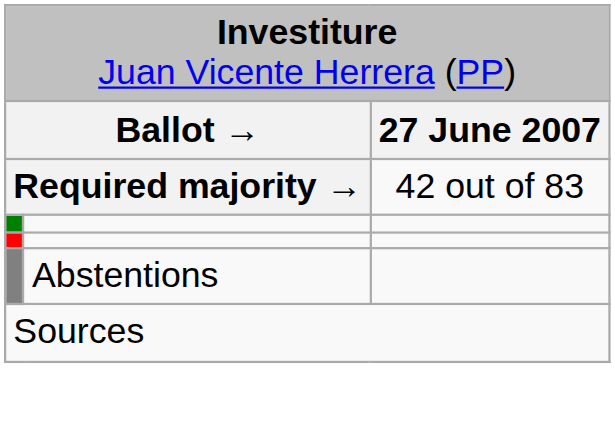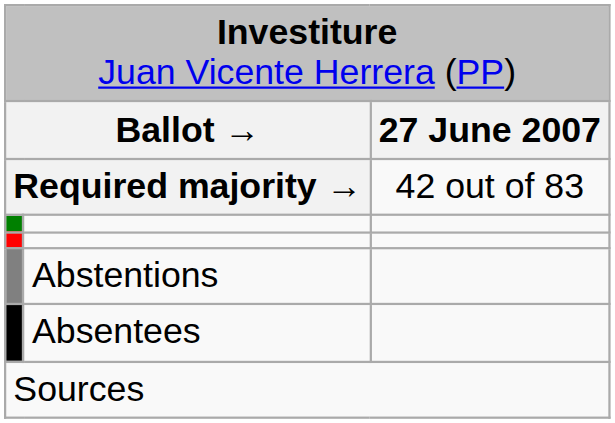+ row: (14, 333)
